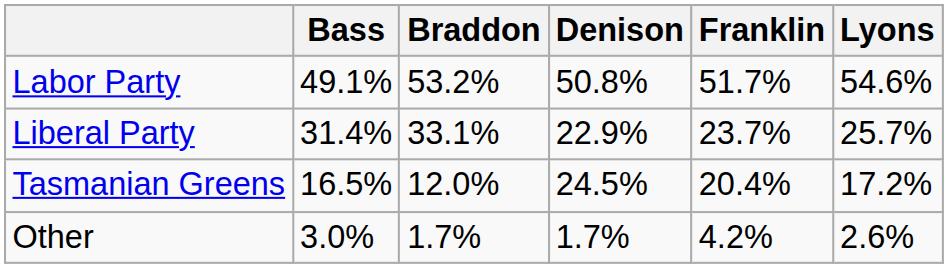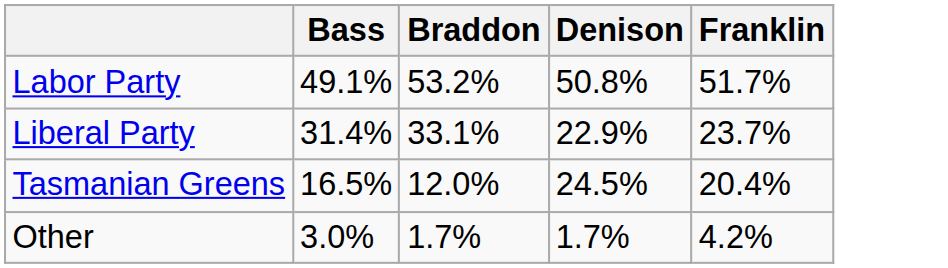- column: (887, 30)
